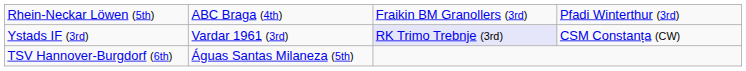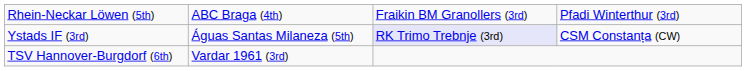(240, 35) Vardar 1961 (3rd) -> (273, 35) Águas Santas Milaneza (5th)
(273, 55) Águas Santas Milaneza (5th) -> (240, 55) Vardar 1961 (3rd)
